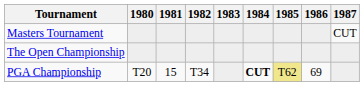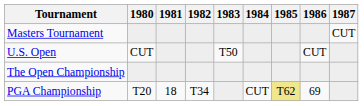+ row: (32, 52)
(171, 72) 15 -> (171, 91) 18
(258, 72) bold -> (257, 91) normal
